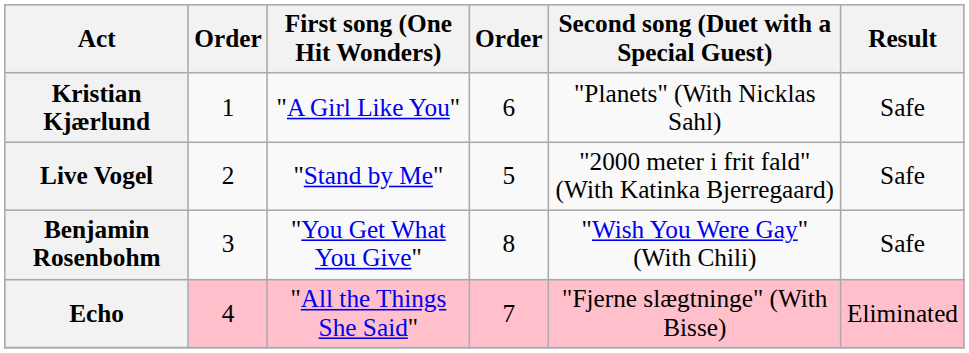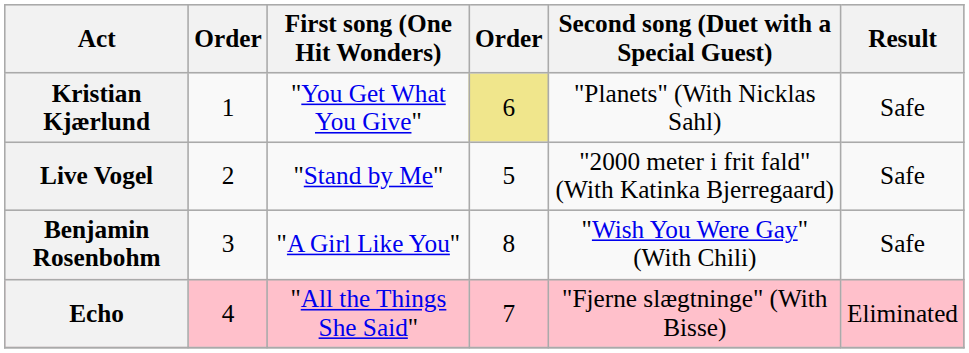(368, 107) "A Girl Like You" -> (368, 107) "You Get What You Give"
(509, 107) no background -> (509, 107) khaki background
(368, 244) "You Get What You Give" -> (368, 244) "A Girl Like You"
